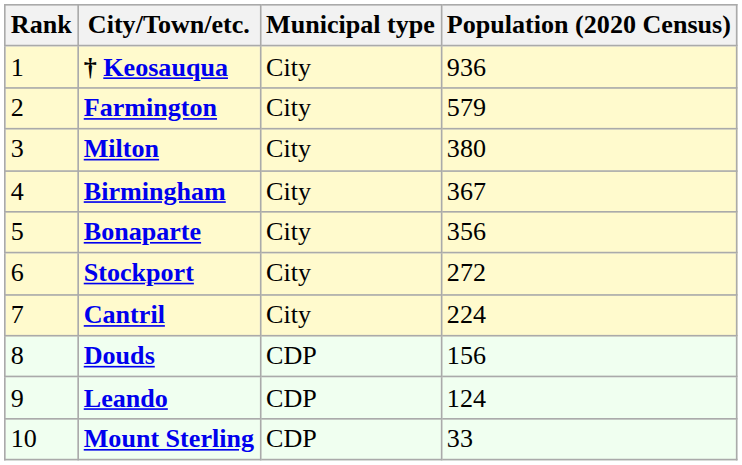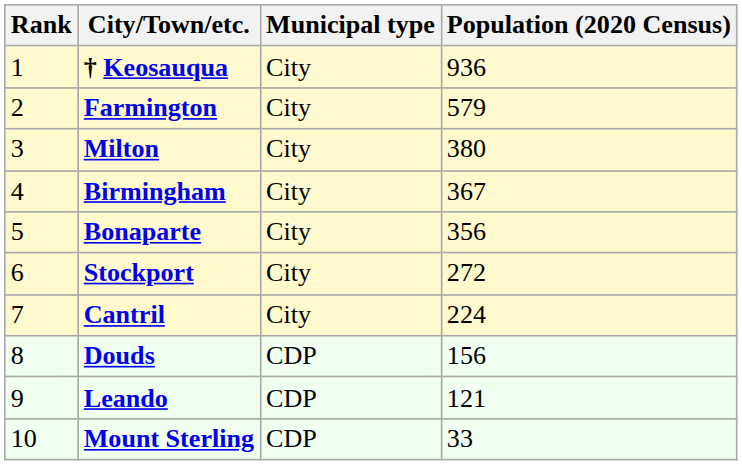(466, 397) 124 -> (466, 397) 121
